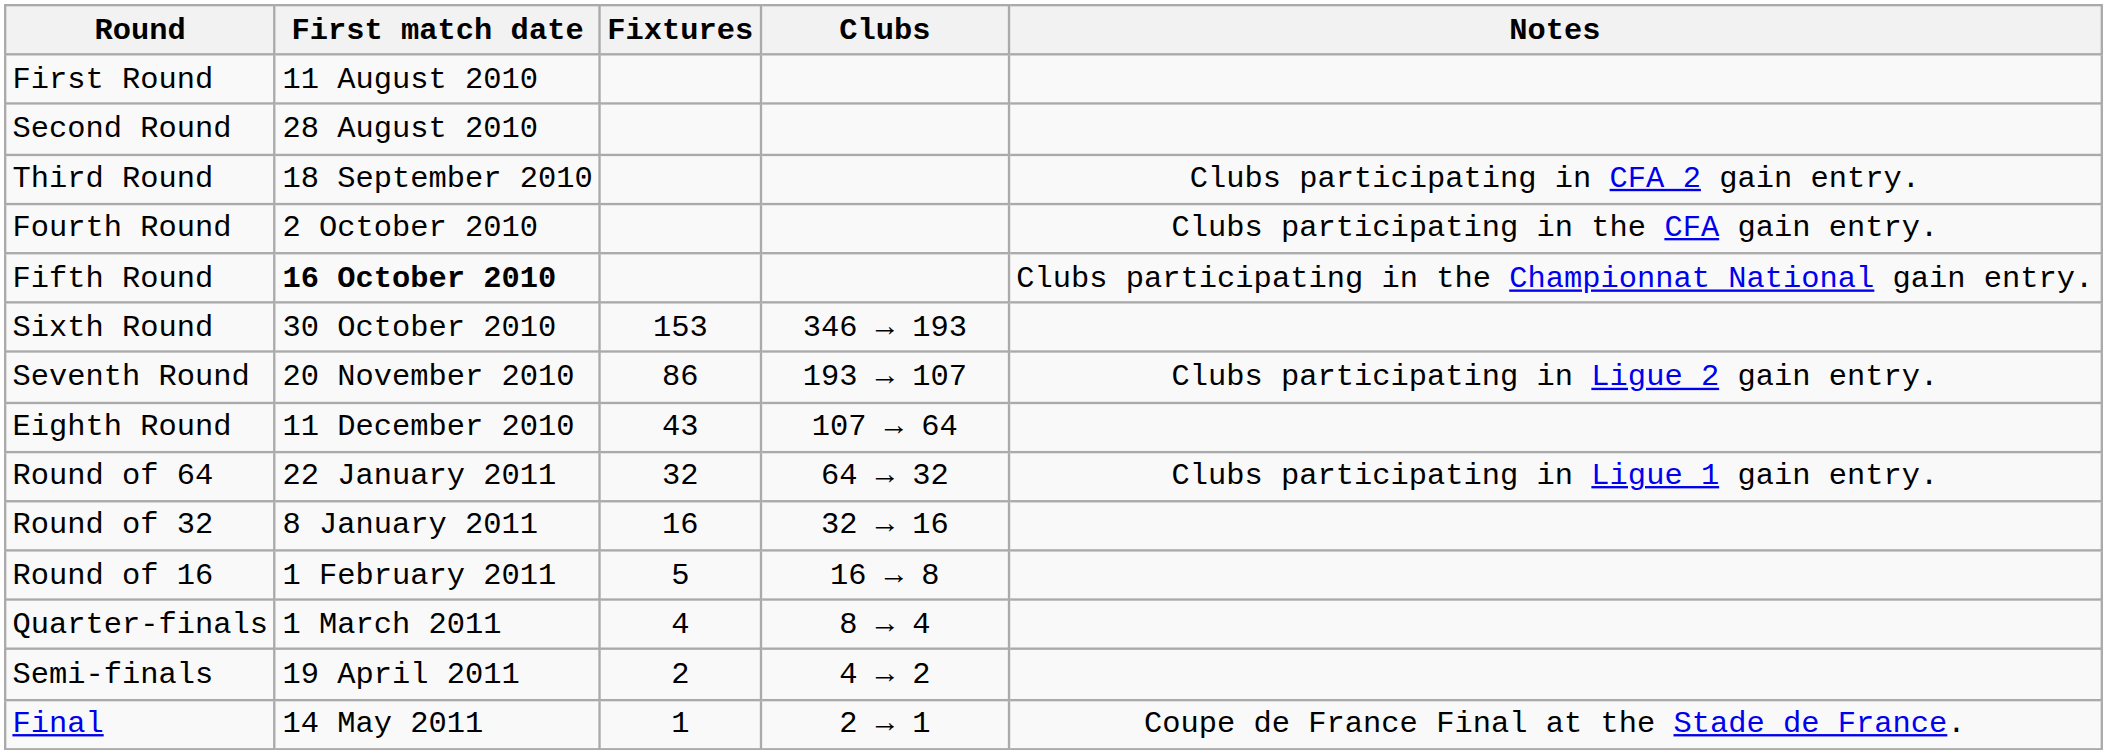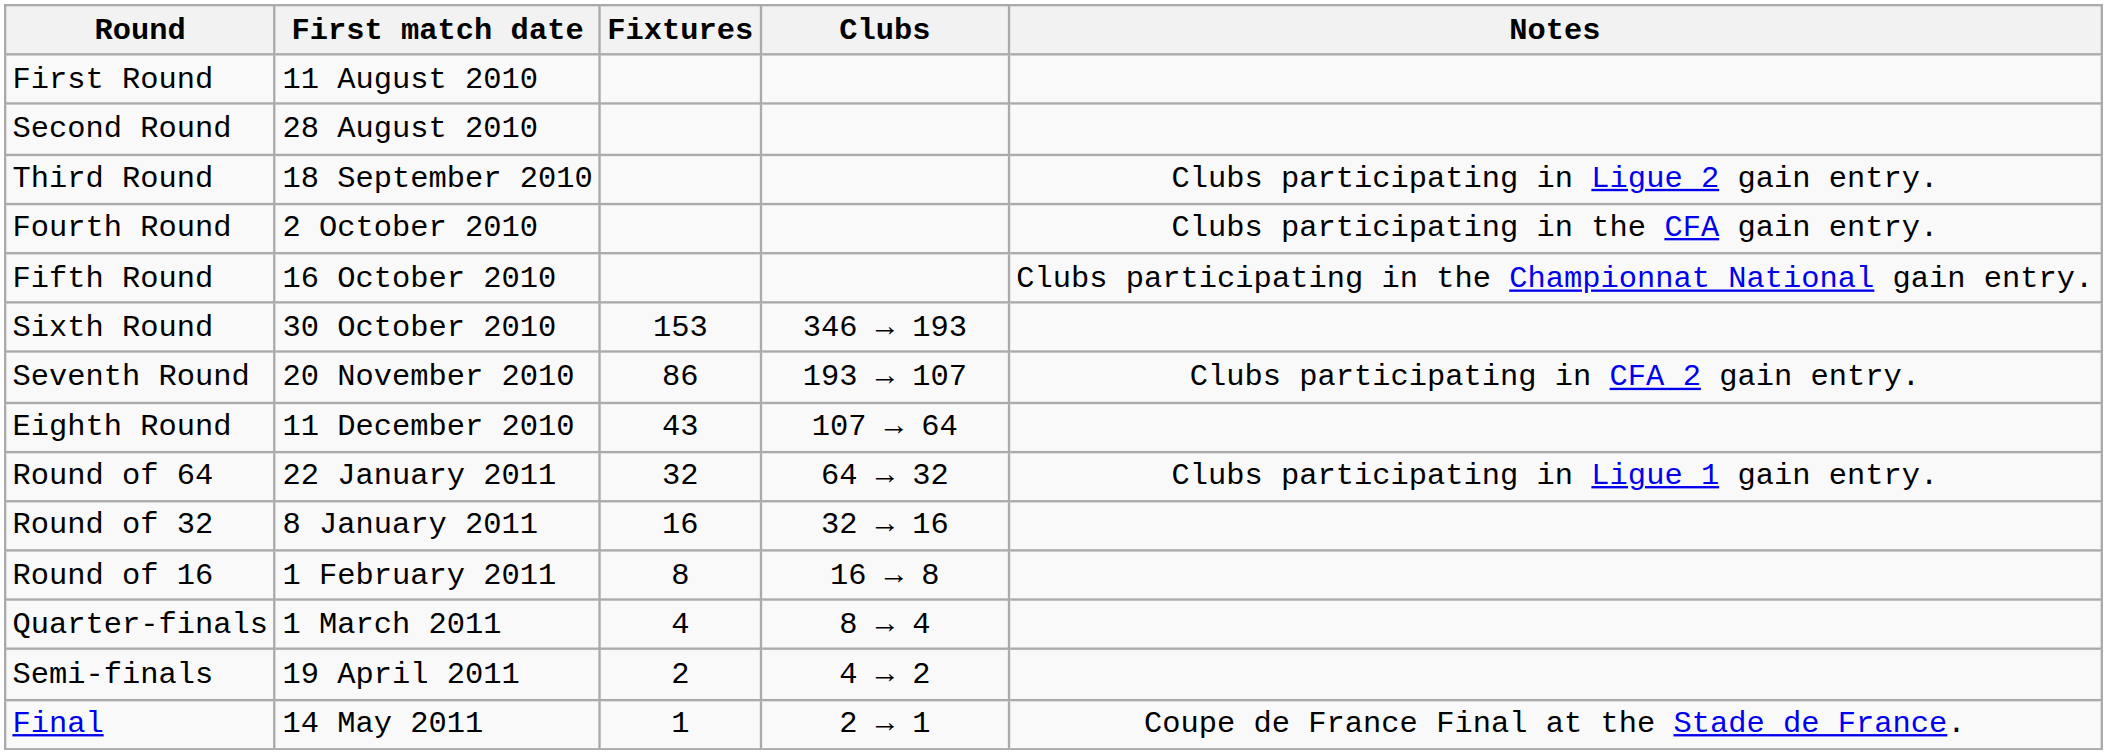(1555, 179) Clubs participating in CFA 2 gain entry. -> (1555, 179) Clubs participating in Ligue 2 gain entry.
(419, 278) bold -> (419, 278) normal
(1555, 377) Clubs participating in Ligue 2 gain entry. -> (1555, 377) Clubs participating in CFA 2 gain entry.
(680, 575) 5 -> (680, 575) 8
